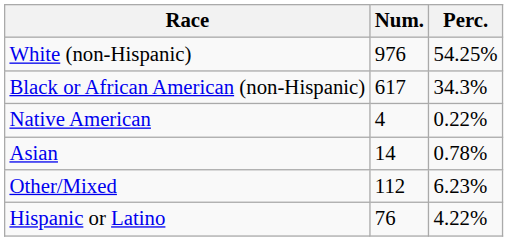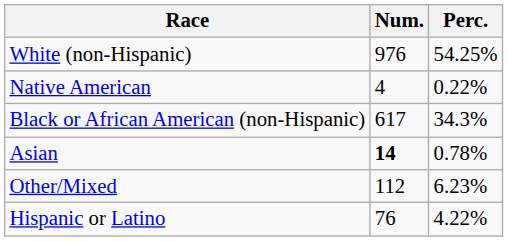rows swapped: (187, 86) <-> (80, 119)
(385, 152) normal -> (385, 152) bold
